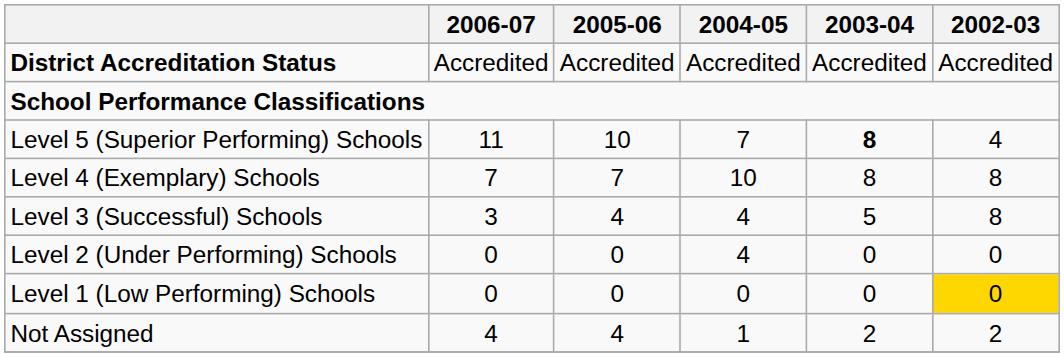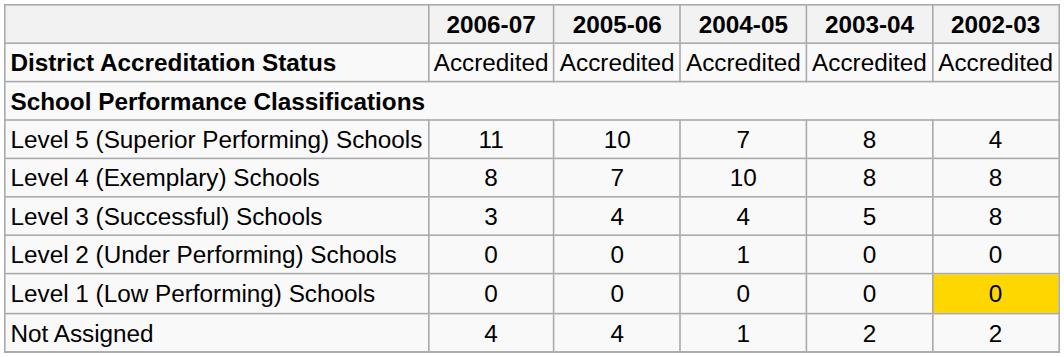(869, 140) bold -> (869, 140) normal
(491, 178) 7 -> (491, 178) 8
(743, 255) 4 -> (743, 255) 1
